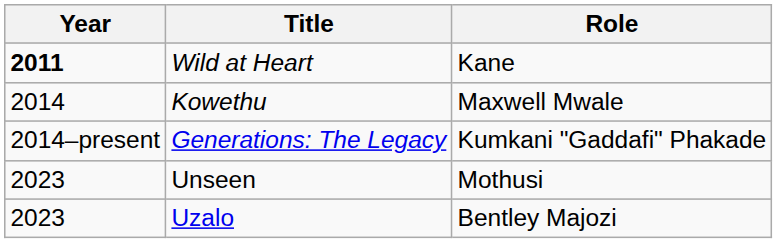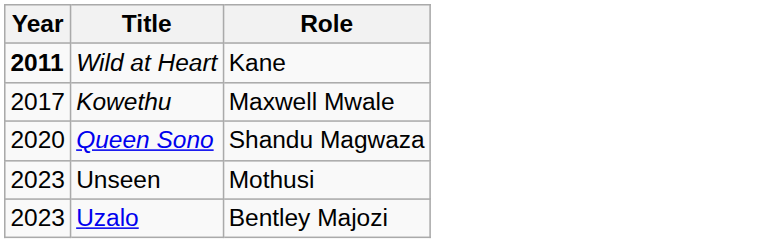(38, 101) 2014 -> (38, 101) 2017
- row: (309, 140)
+ row: (145, 140)
